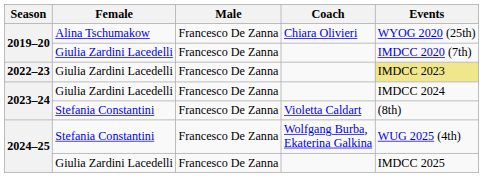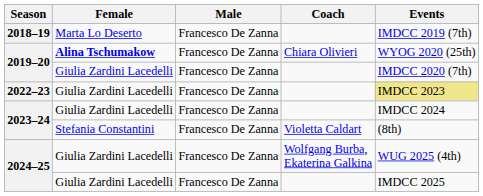+ row: (28, 33)
(103, 33) normal -> (105, 52) bold
(105, 136) Stefania Constantini -> (114, 155) Giulia Zardini Lacedelli
